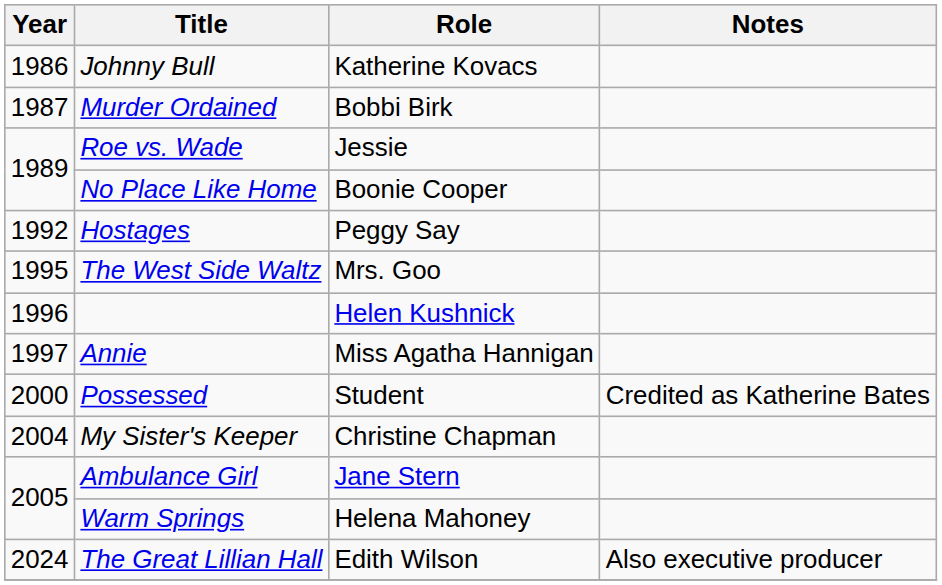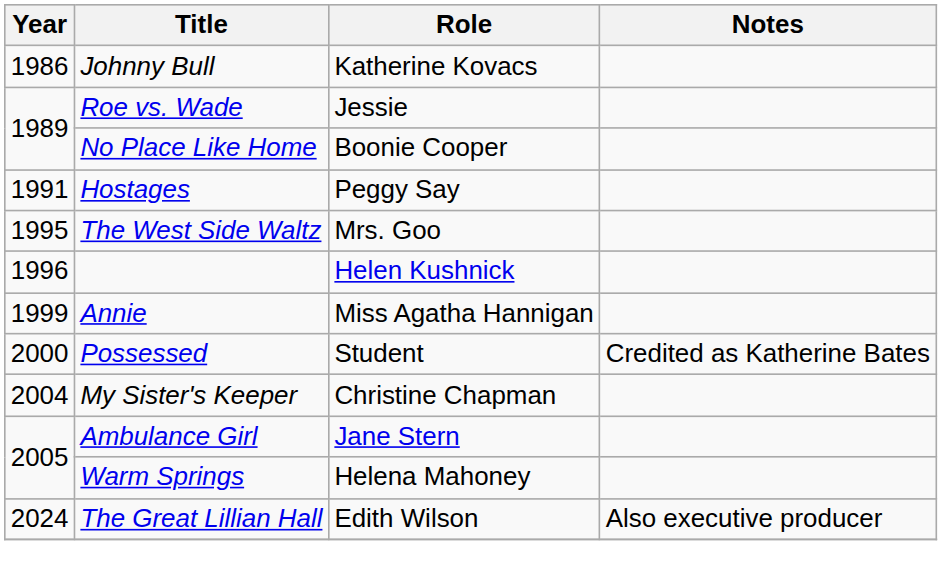- row: (178, 107)
(40, 230) 1992 -> (40, 189) 1991
(40, 353) 1997 -> (40, 312) 1999
